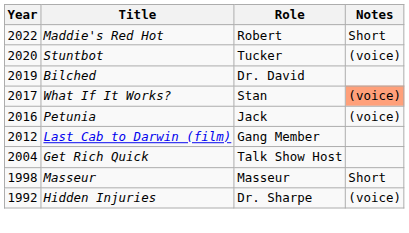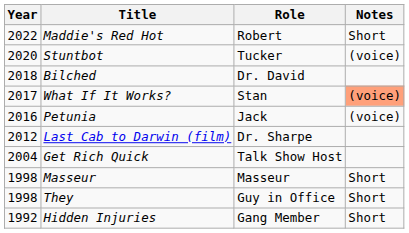(22, 76) 2019 -> (22, 76) 2018
(279, 137) Gang Member -> (275, 137) Dr. Sharpe
+ row: (58, 198)
(275, 198) Dr. Sharpe -> (279, 218) Gang Member
(375, 198) (voice) -> (367, 218) Short
